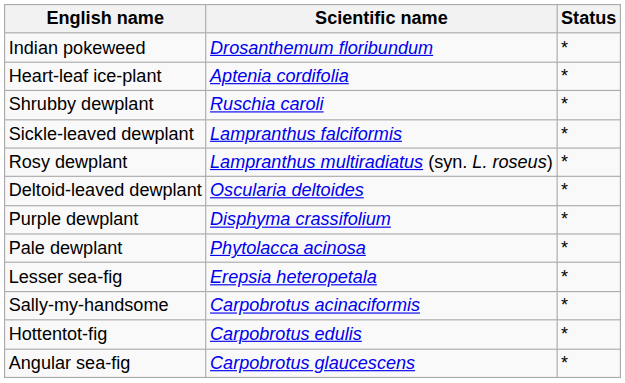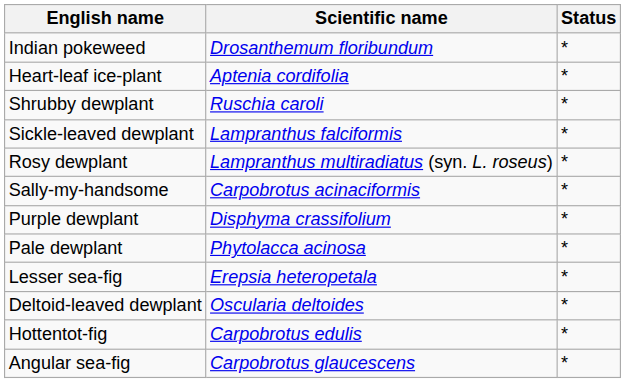rows swapped: (105, 190) <-> (89, 305)
